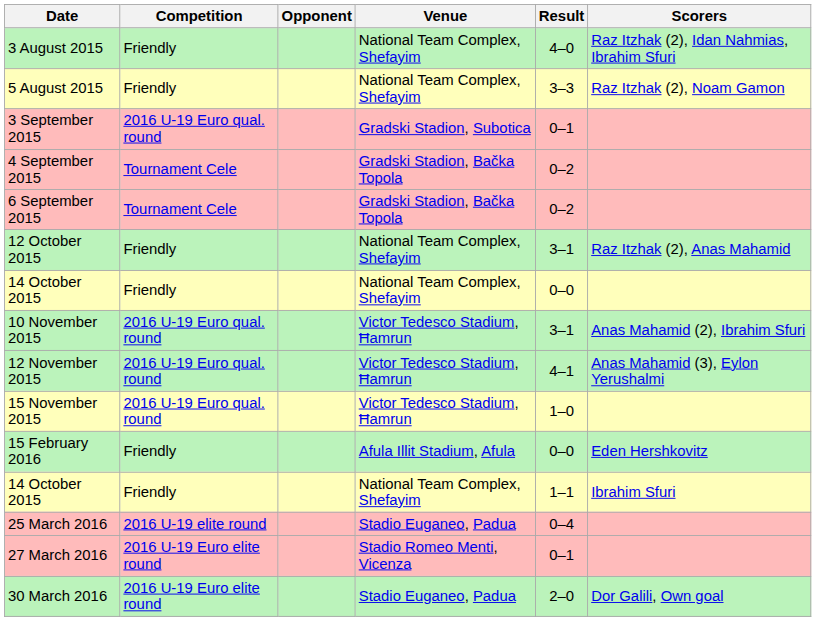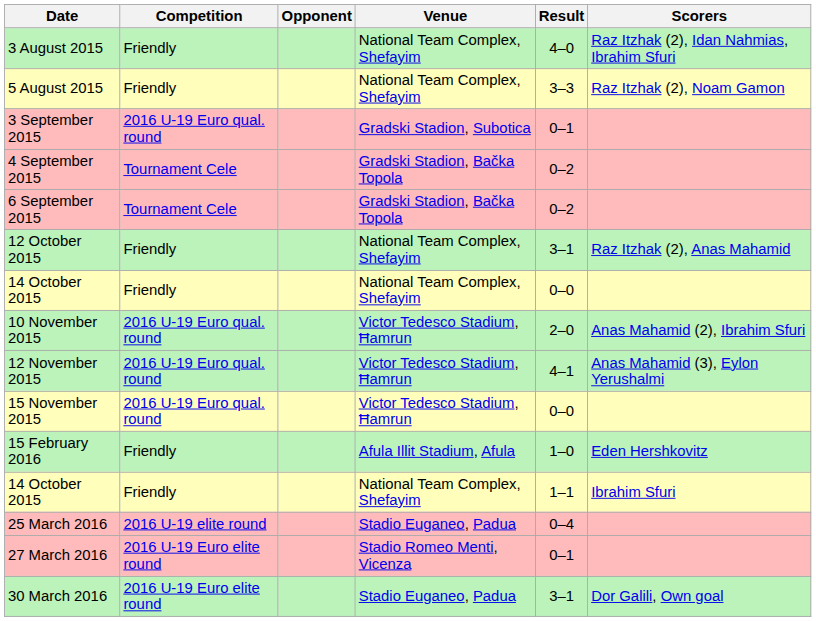(562, 330) 3–1 -> (562, 330) 2–0
(562, 411) 1–0 -> (562, 411) 0–0
(562, 451) 0–0 -> (562, 451) 1–0
(562, 596) 2–0 -> (562, 596) 3–1
